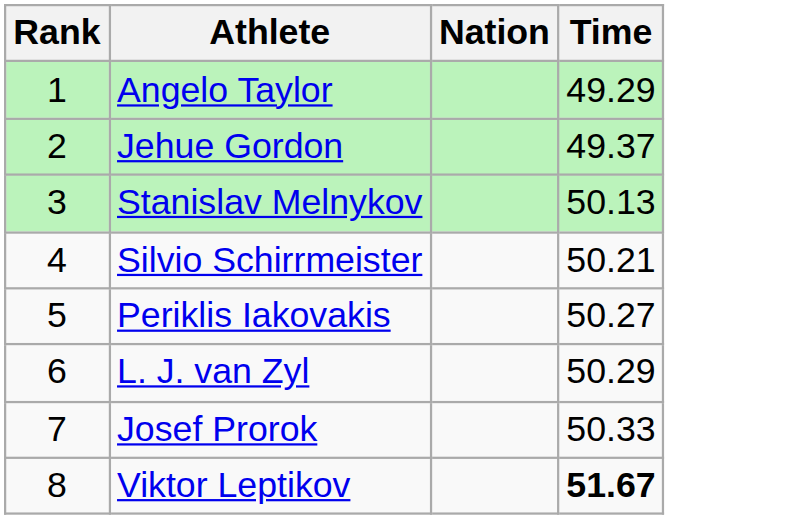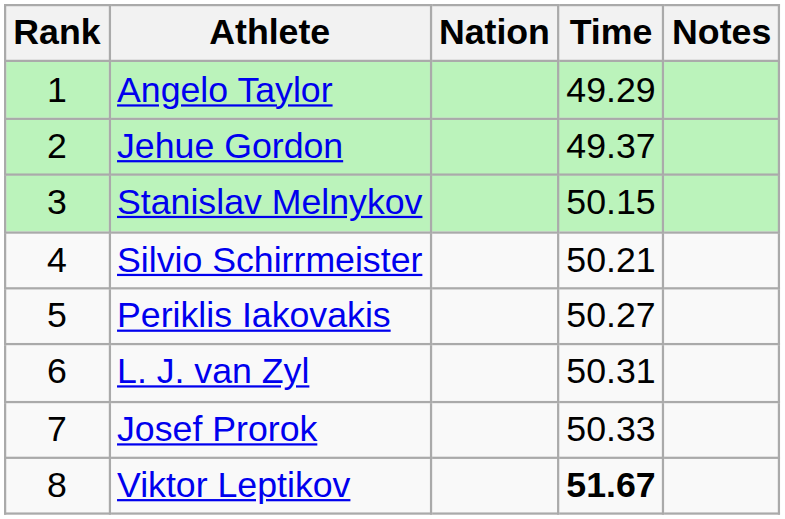+ column: (722, 32)
(611, 202) 50.13 -> (611, 202) 50.15
(611, 372) 50.29 -> (611, 372) 50.31
